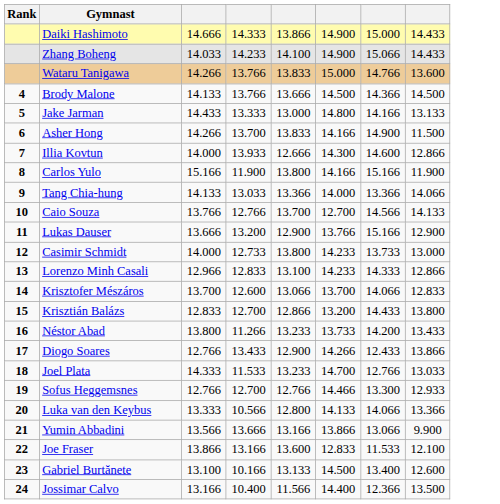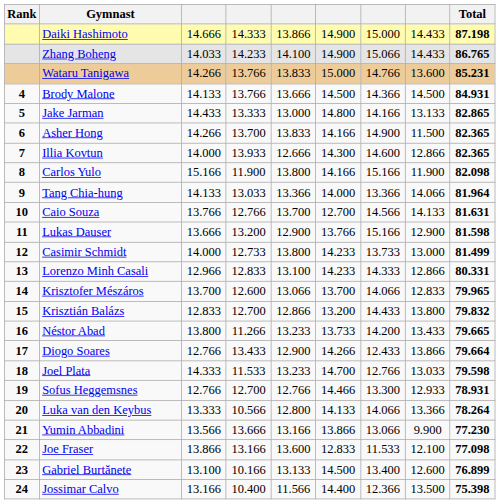+ column: (472, 14)
